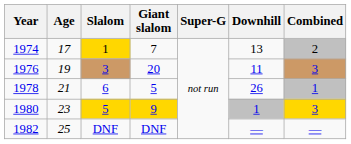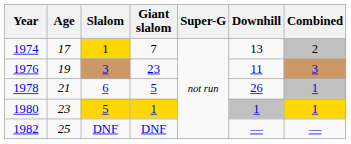(154, 68) 20 -> (154, 68) 23
(154, 108) 9 -> (154, 108) 1
(315, 108) 3 -> (315, 108) 1
